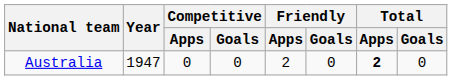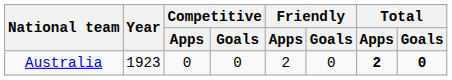(143, 63) 1947 -> (143, 63) 1923
(422, 63) normal -> (422, 63) bold
